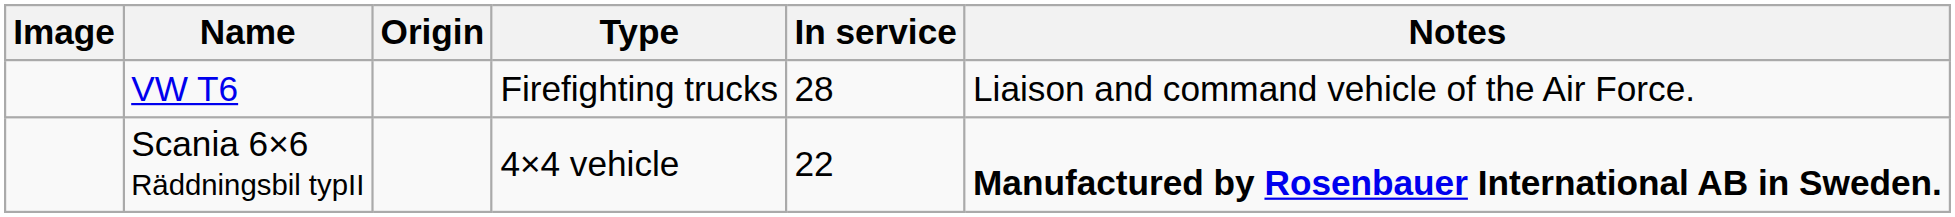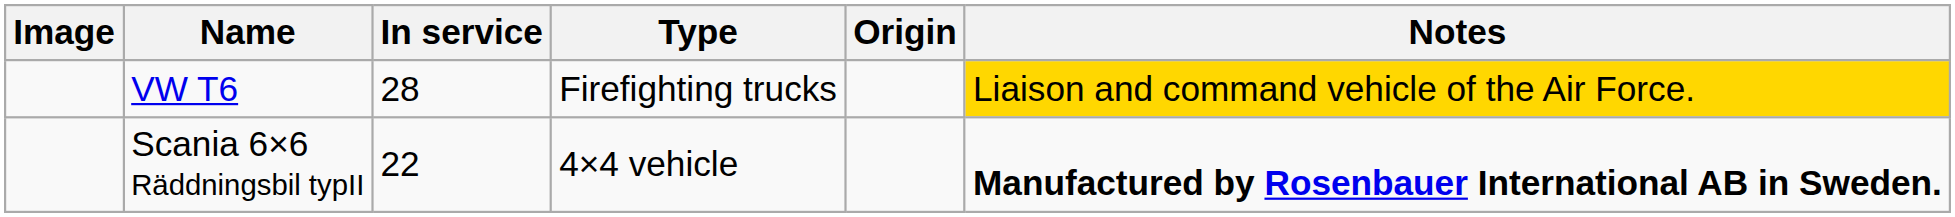columns swapped: (432, 32) <-> (876, 32)
(1334, 88) no background -> (1334, 88) gold background
